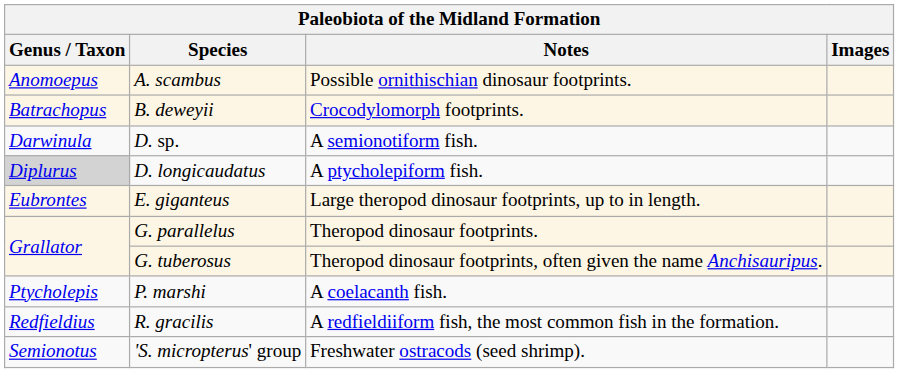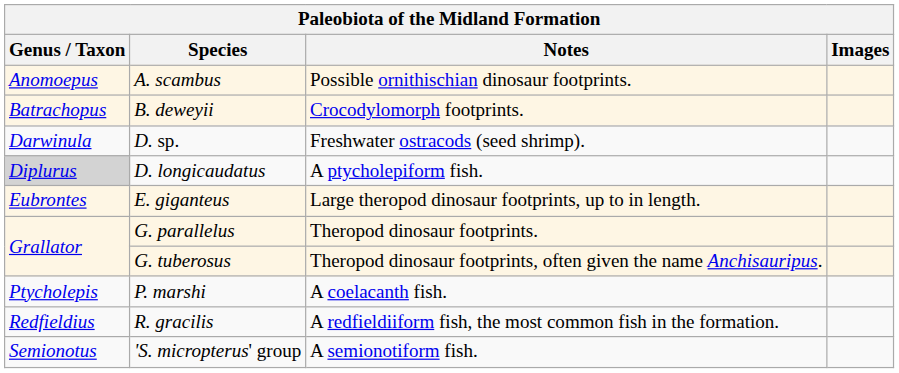(394, 140) A semionotiform fish. -> (447, 140) Freshwater ostracods (seed shrimp).
(447, 351) Freshwater ostracods (seed shrimp). -> (394, 351) A semionotiform fish.
